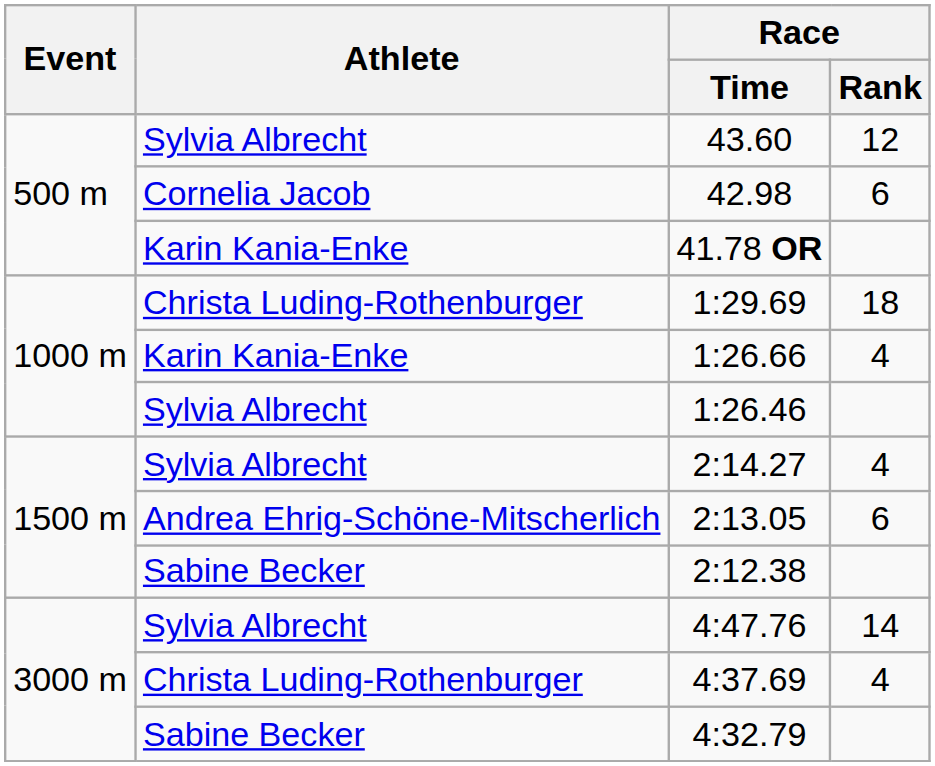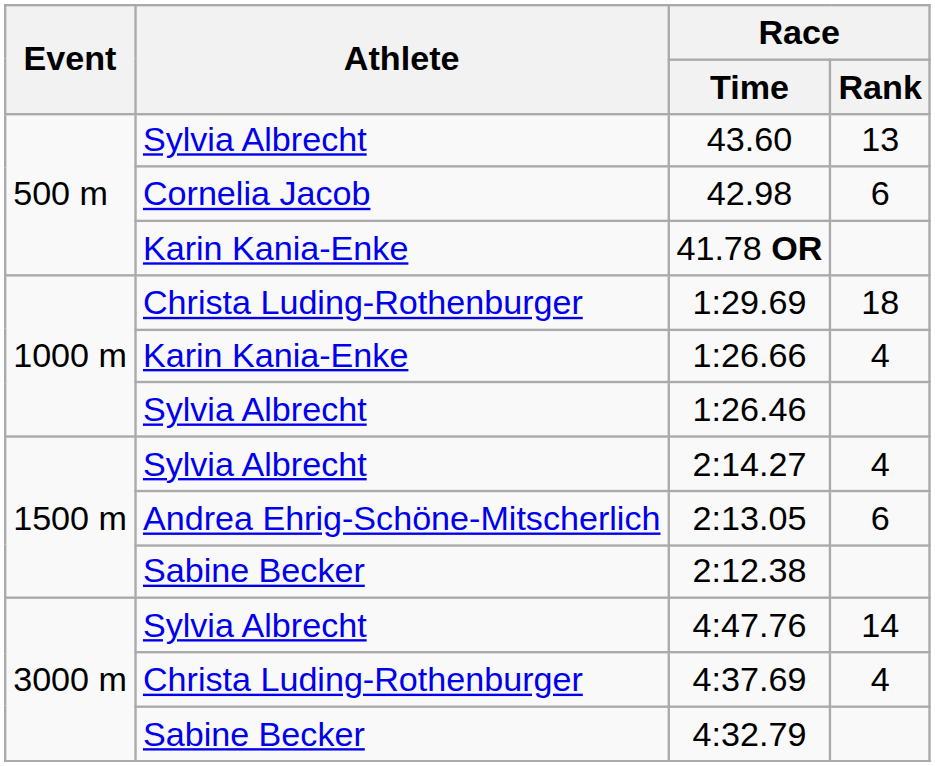(880, 140) 12 -> (880, 140) 13
